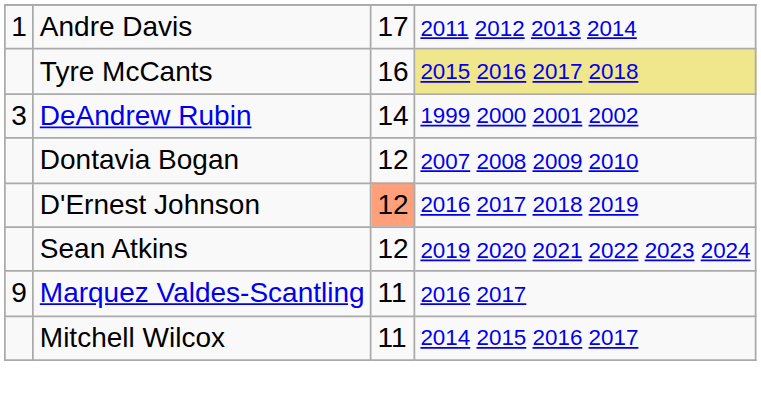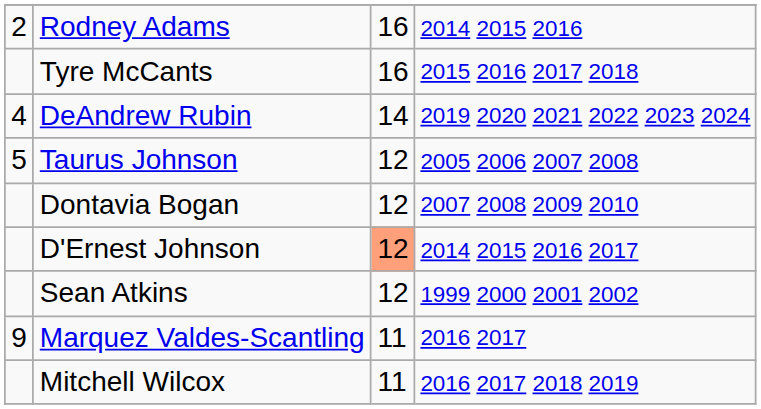- row: (116, 26)
+ row: (135, 26)
(529, 71) khaki background -> (529, 71) no background
(19, 115) 3 -> (19, 115) 4
(529, 116) 1999 2000 2001 2002 -> (585, 116) 2019 2020 2021 2022 2023 2024
+ row: (139, 159)
(529, 205) 2016 2017 2018 2019 -> (529, 249) 2014 2015 2016 2017
(585, 249) 2019 2020 2021 2022 2023 2024 -> (529, 294) 1999 2000 2001 2002
(529, 338) 2014 2015 2016 2017 -> (529, 382) 2016 2017 2018 2019
